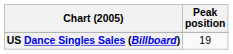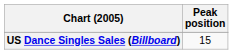(205, 40) 19 -> (205, 40) 15
